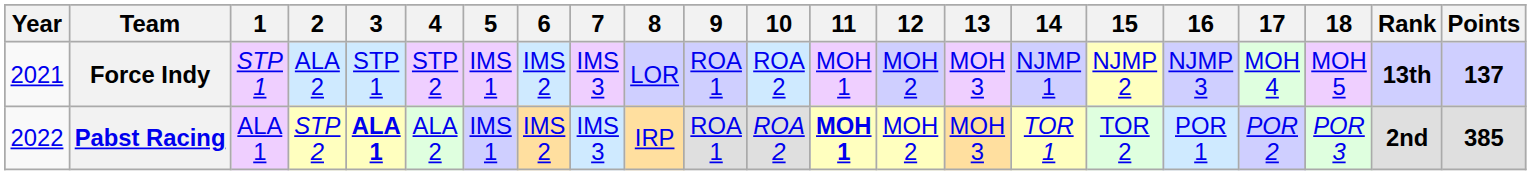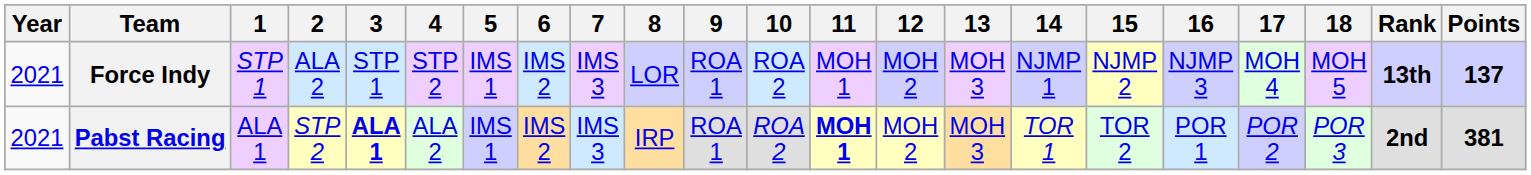(37, 138) 2022 -> (37, 138) 2021
(1484, 138) 385 -> (1484, 138) 381
